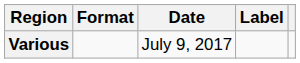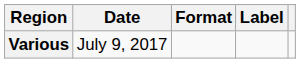columns swapped: (187, 17) <-> (105, 17)
